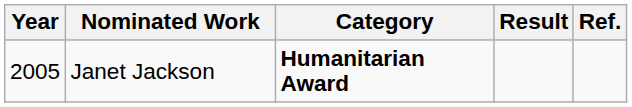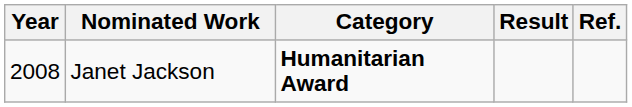(35, 70) 2005 -> (35, 70) 2008
